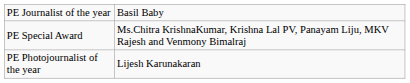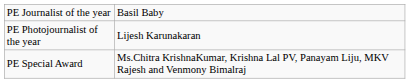rows swapped: (52, 64) <-> (45, 35)
